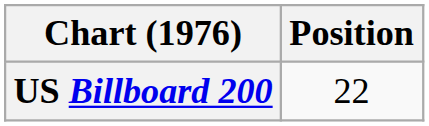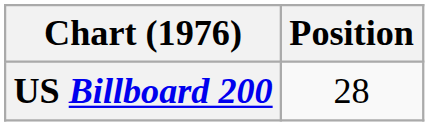(352, 90) 22 -> (352, 90) 28
